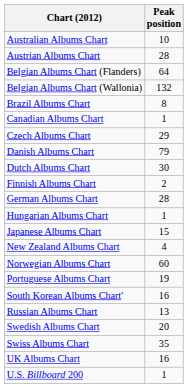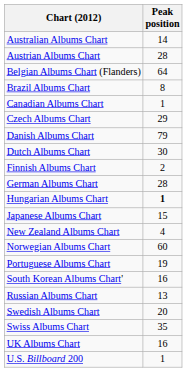(164, 39) 10 -> (162, 39) 14
- row: (74, 87)
(164, 215) normal -> (162, 199) bold
